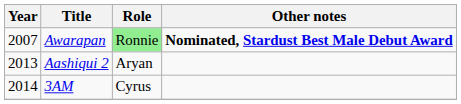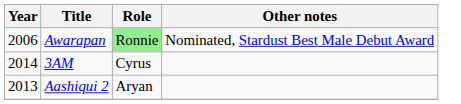(23, 39) 2007 -> (23, 39) 2006
(309, 39) bold -> (300, 39) normal
rows swapped: (77, 63) <-> (59, 87)
